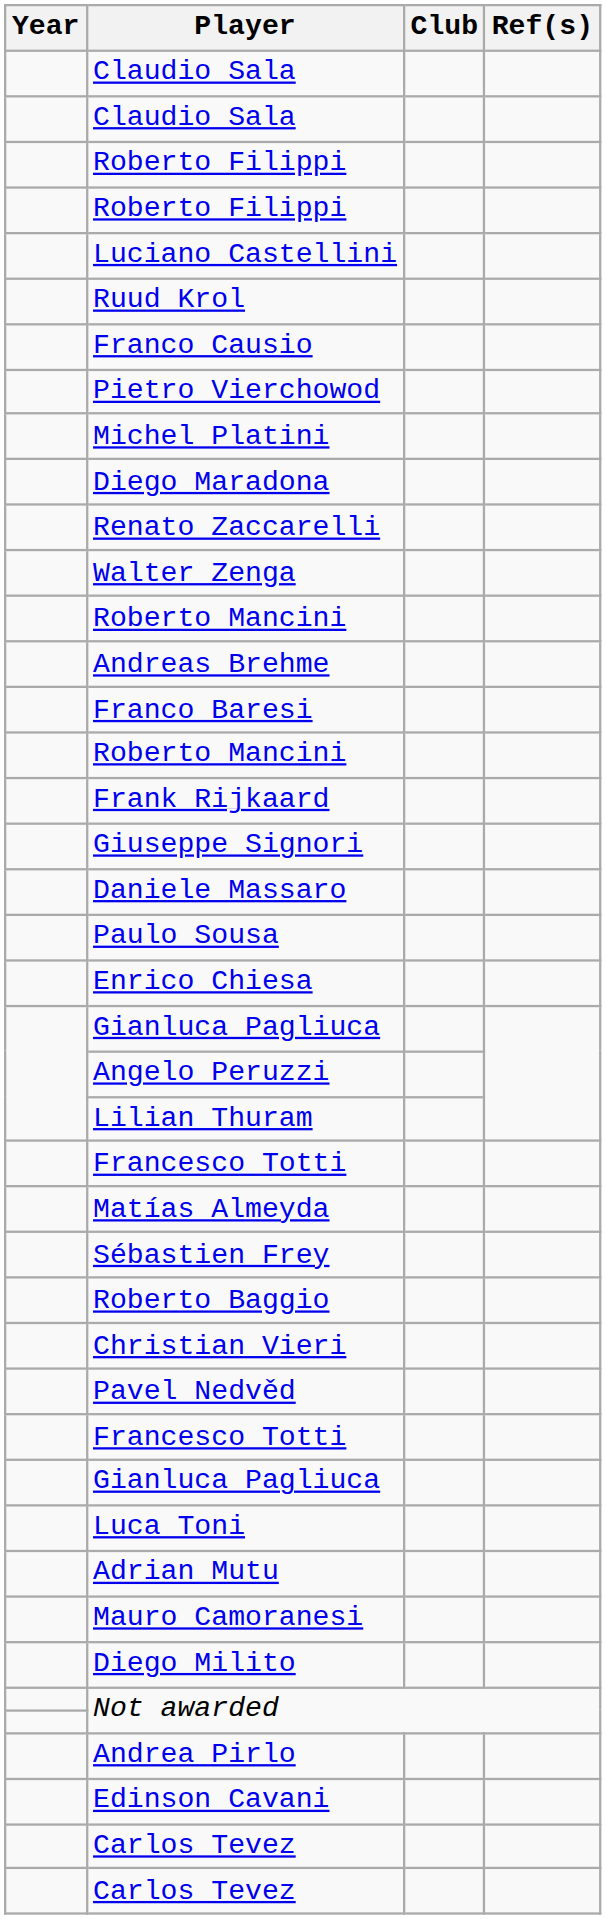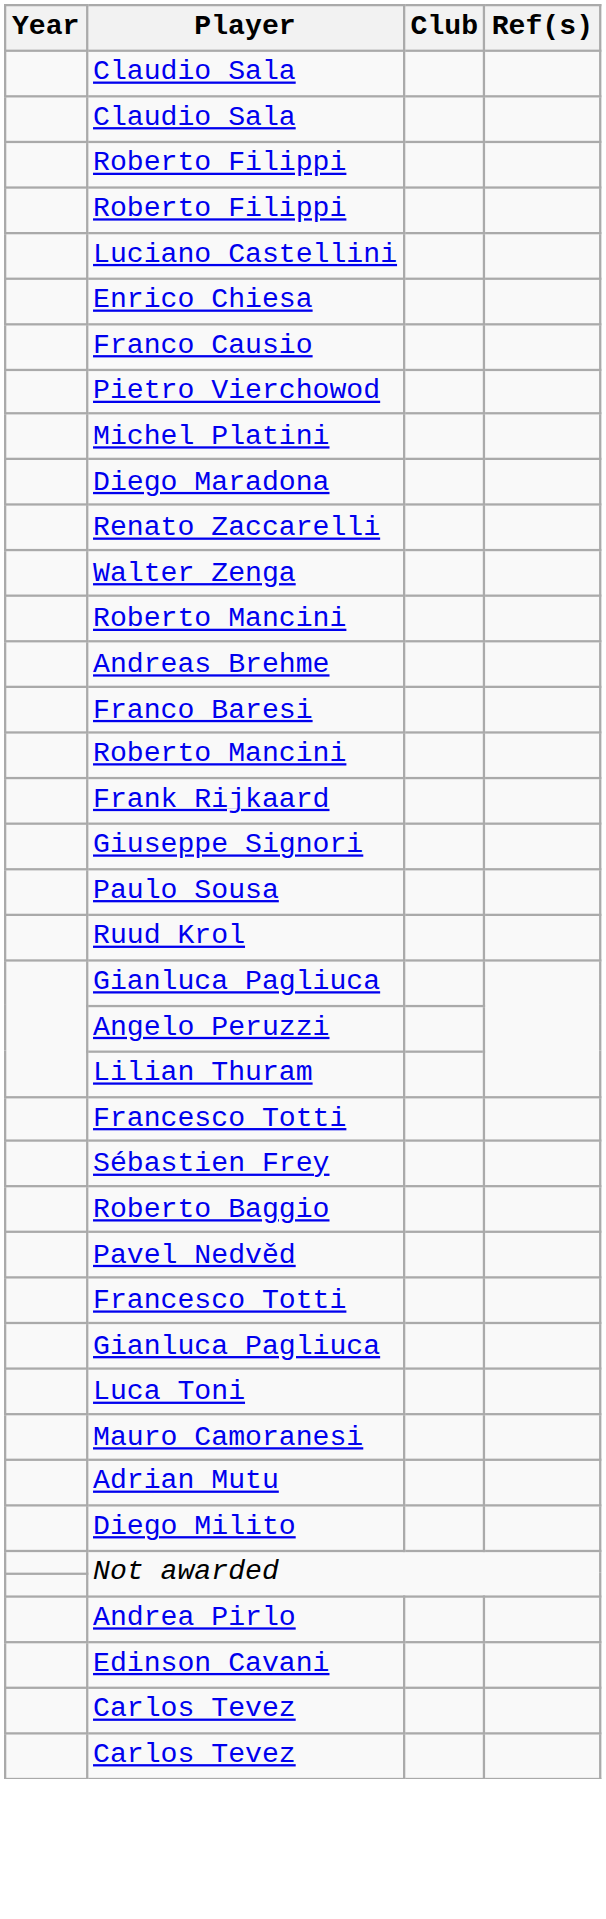rows swapped: (169, 301) <-> (203, 983)
- row: (220, 892)
- row: (211, 1210)
- row: (220, 1346)
rows swapped: (186, 1574) <-> (228, 1619)
